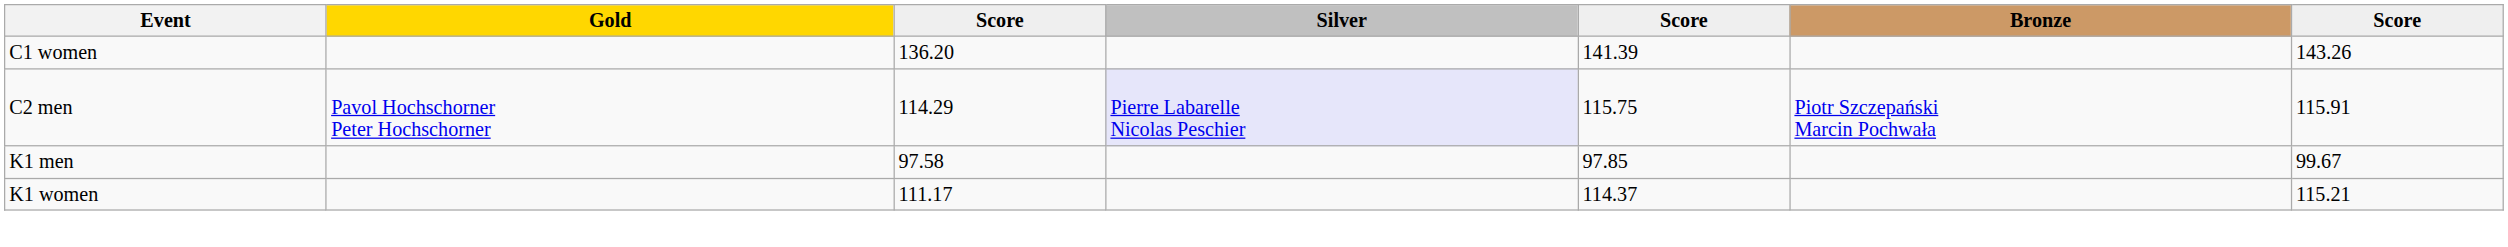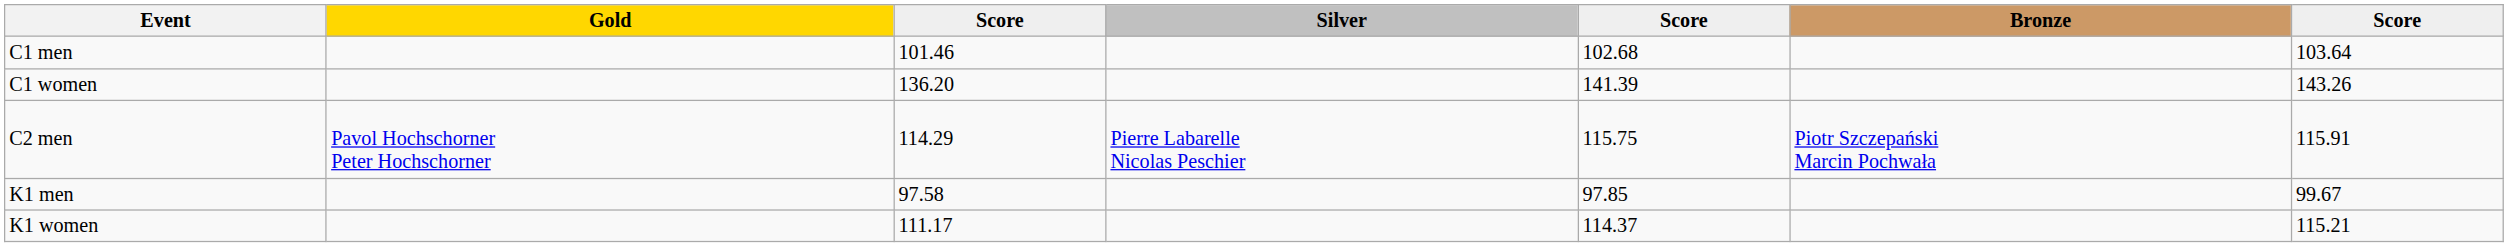+ row: (41, 52)
(1178, 118) lavender background -> (1178, 150) no background
